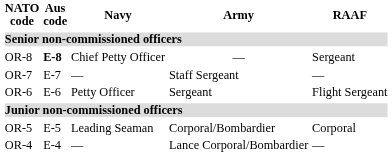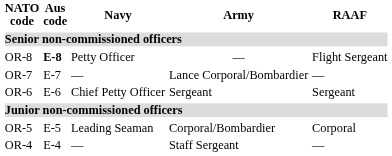(118, 57) Chief Petty Officer -> (103, 57) Petty Officer
(334, 57) Sergeant -> (350, 57) Flight Sergeant
(204, 74) Staff Sergeant -> (239, 74) Lance Corporal/Bombardier
(103, 92) Petty Officer -> (118, 92) Chief Petty Officer
(350, 92) Flight Sergeant -> (334, 92) Sergeant
(239, 145) Lance Corporal/Bombardier -> (204, 145) Staff Sergeant
